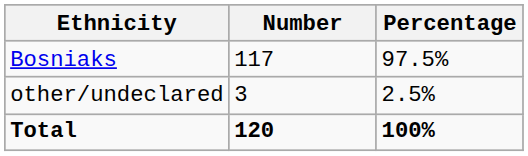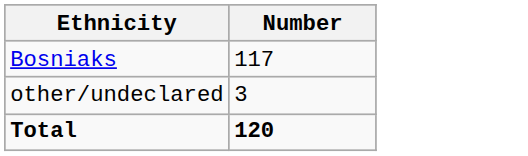- column: (450, 23)
